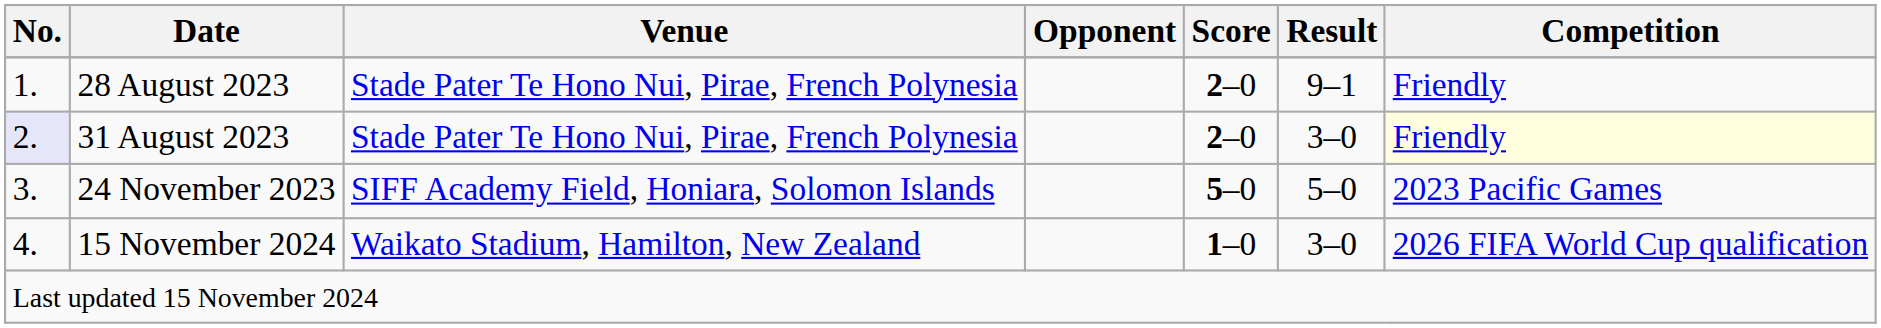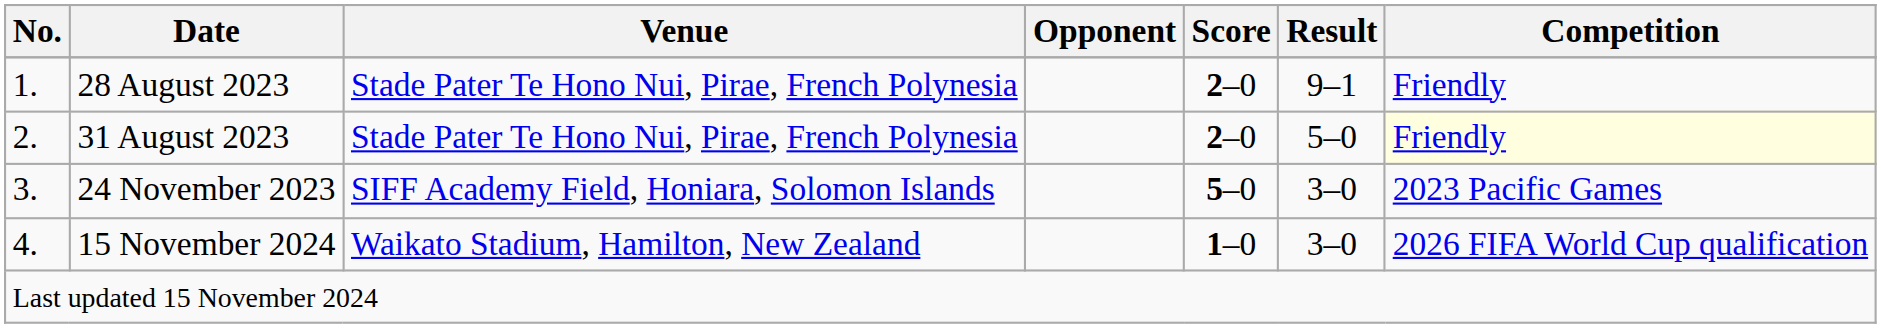(25, 137) lavender background -> (25, 137) no background
(1332, 137) 3–0 -> (1332, 137) 5–0
(1332, 190) 5–0 -> (1332, 190) 3–0
